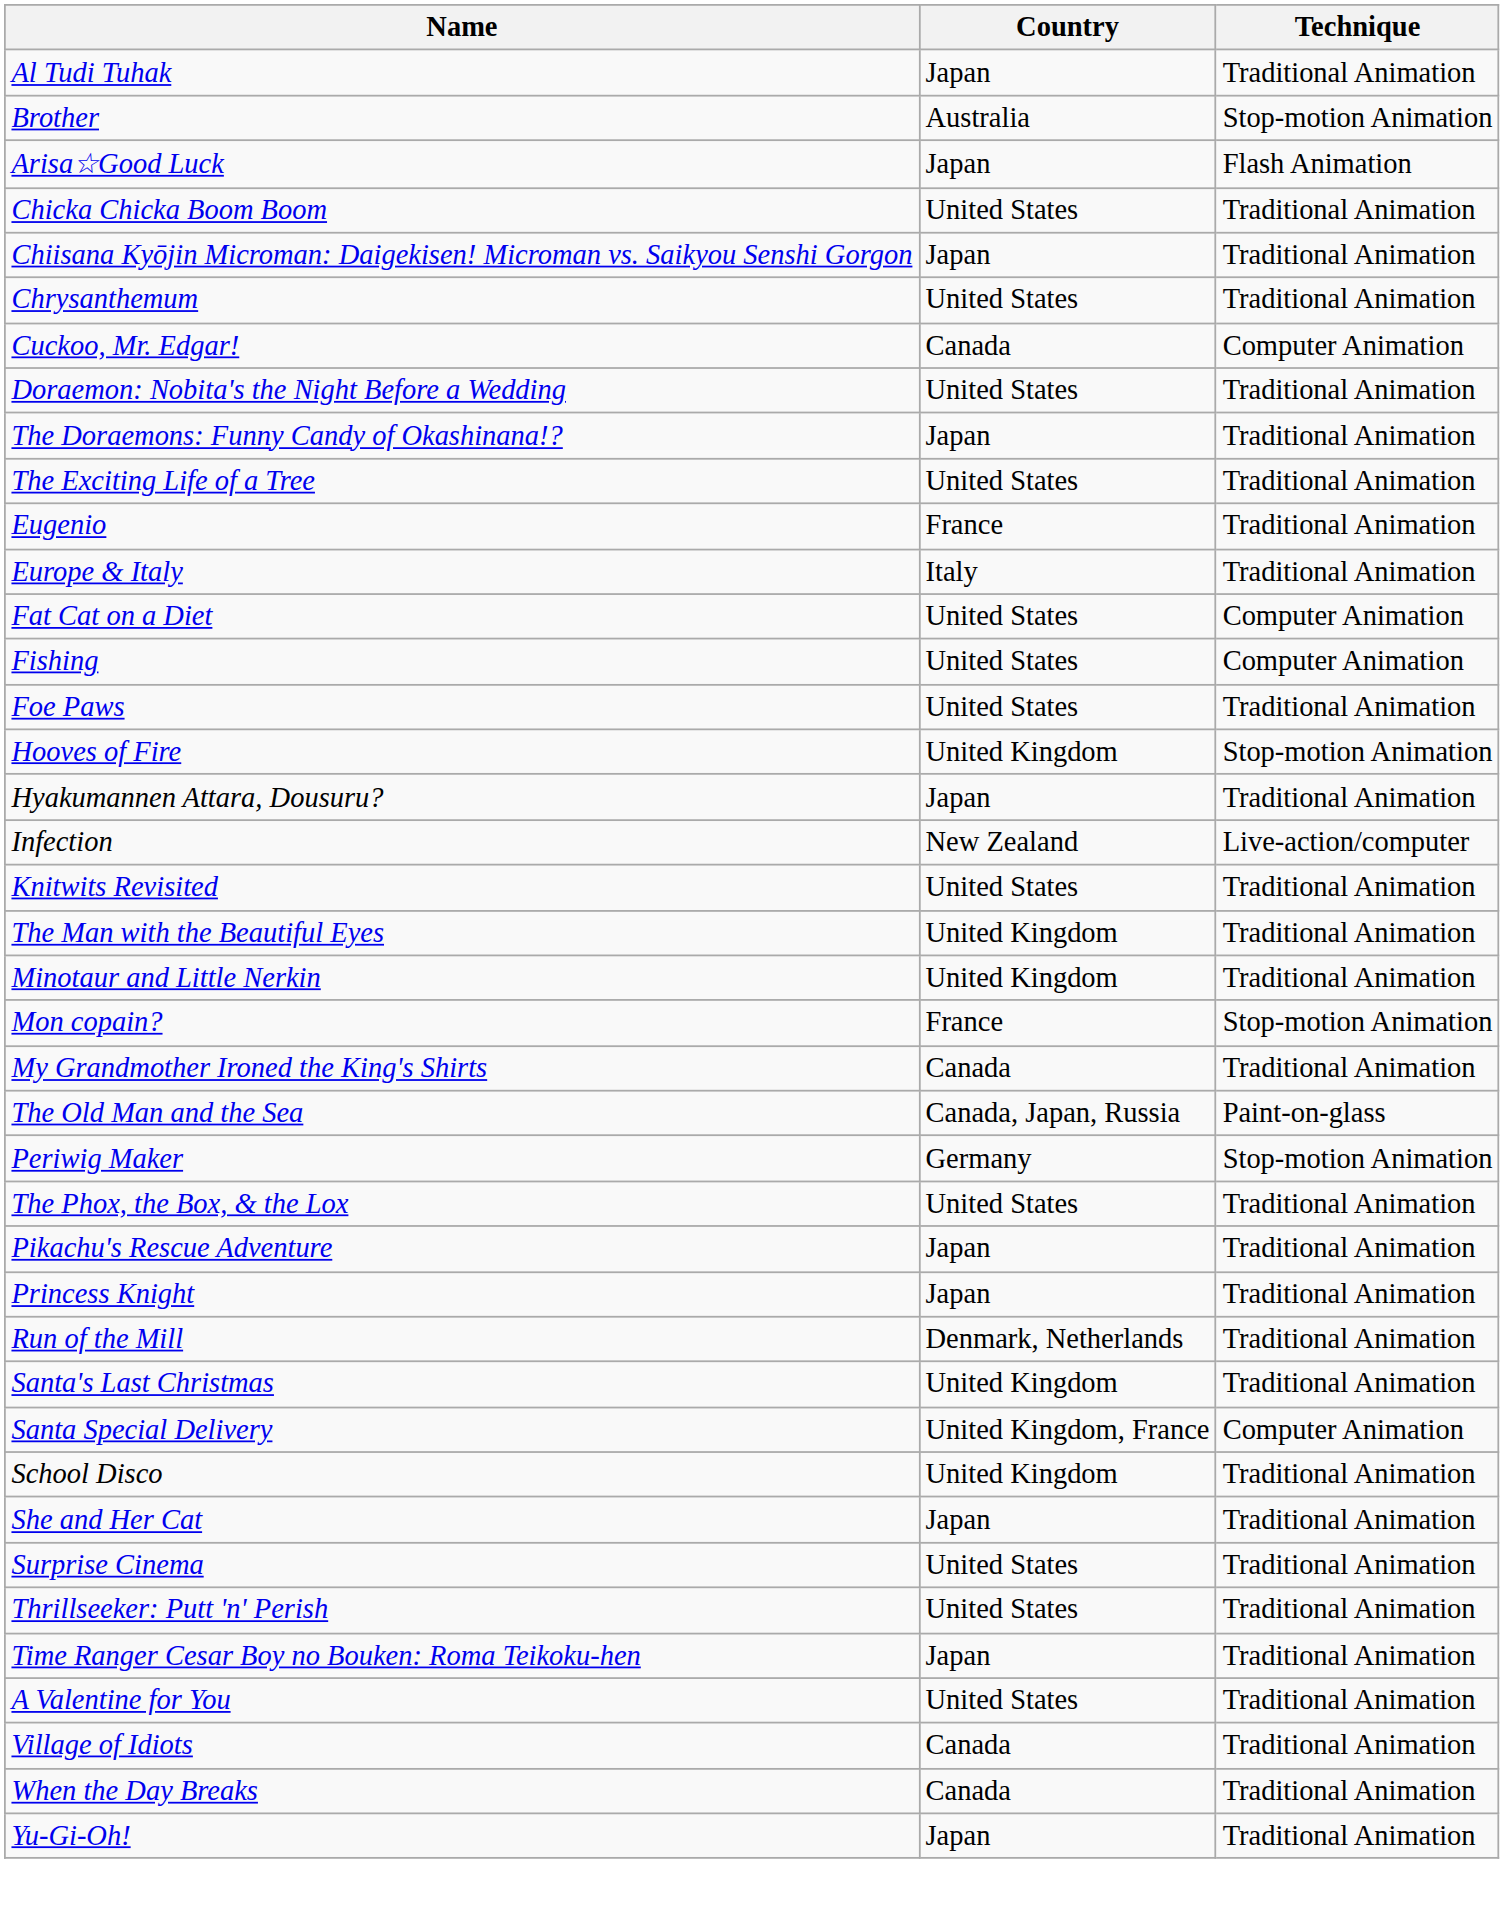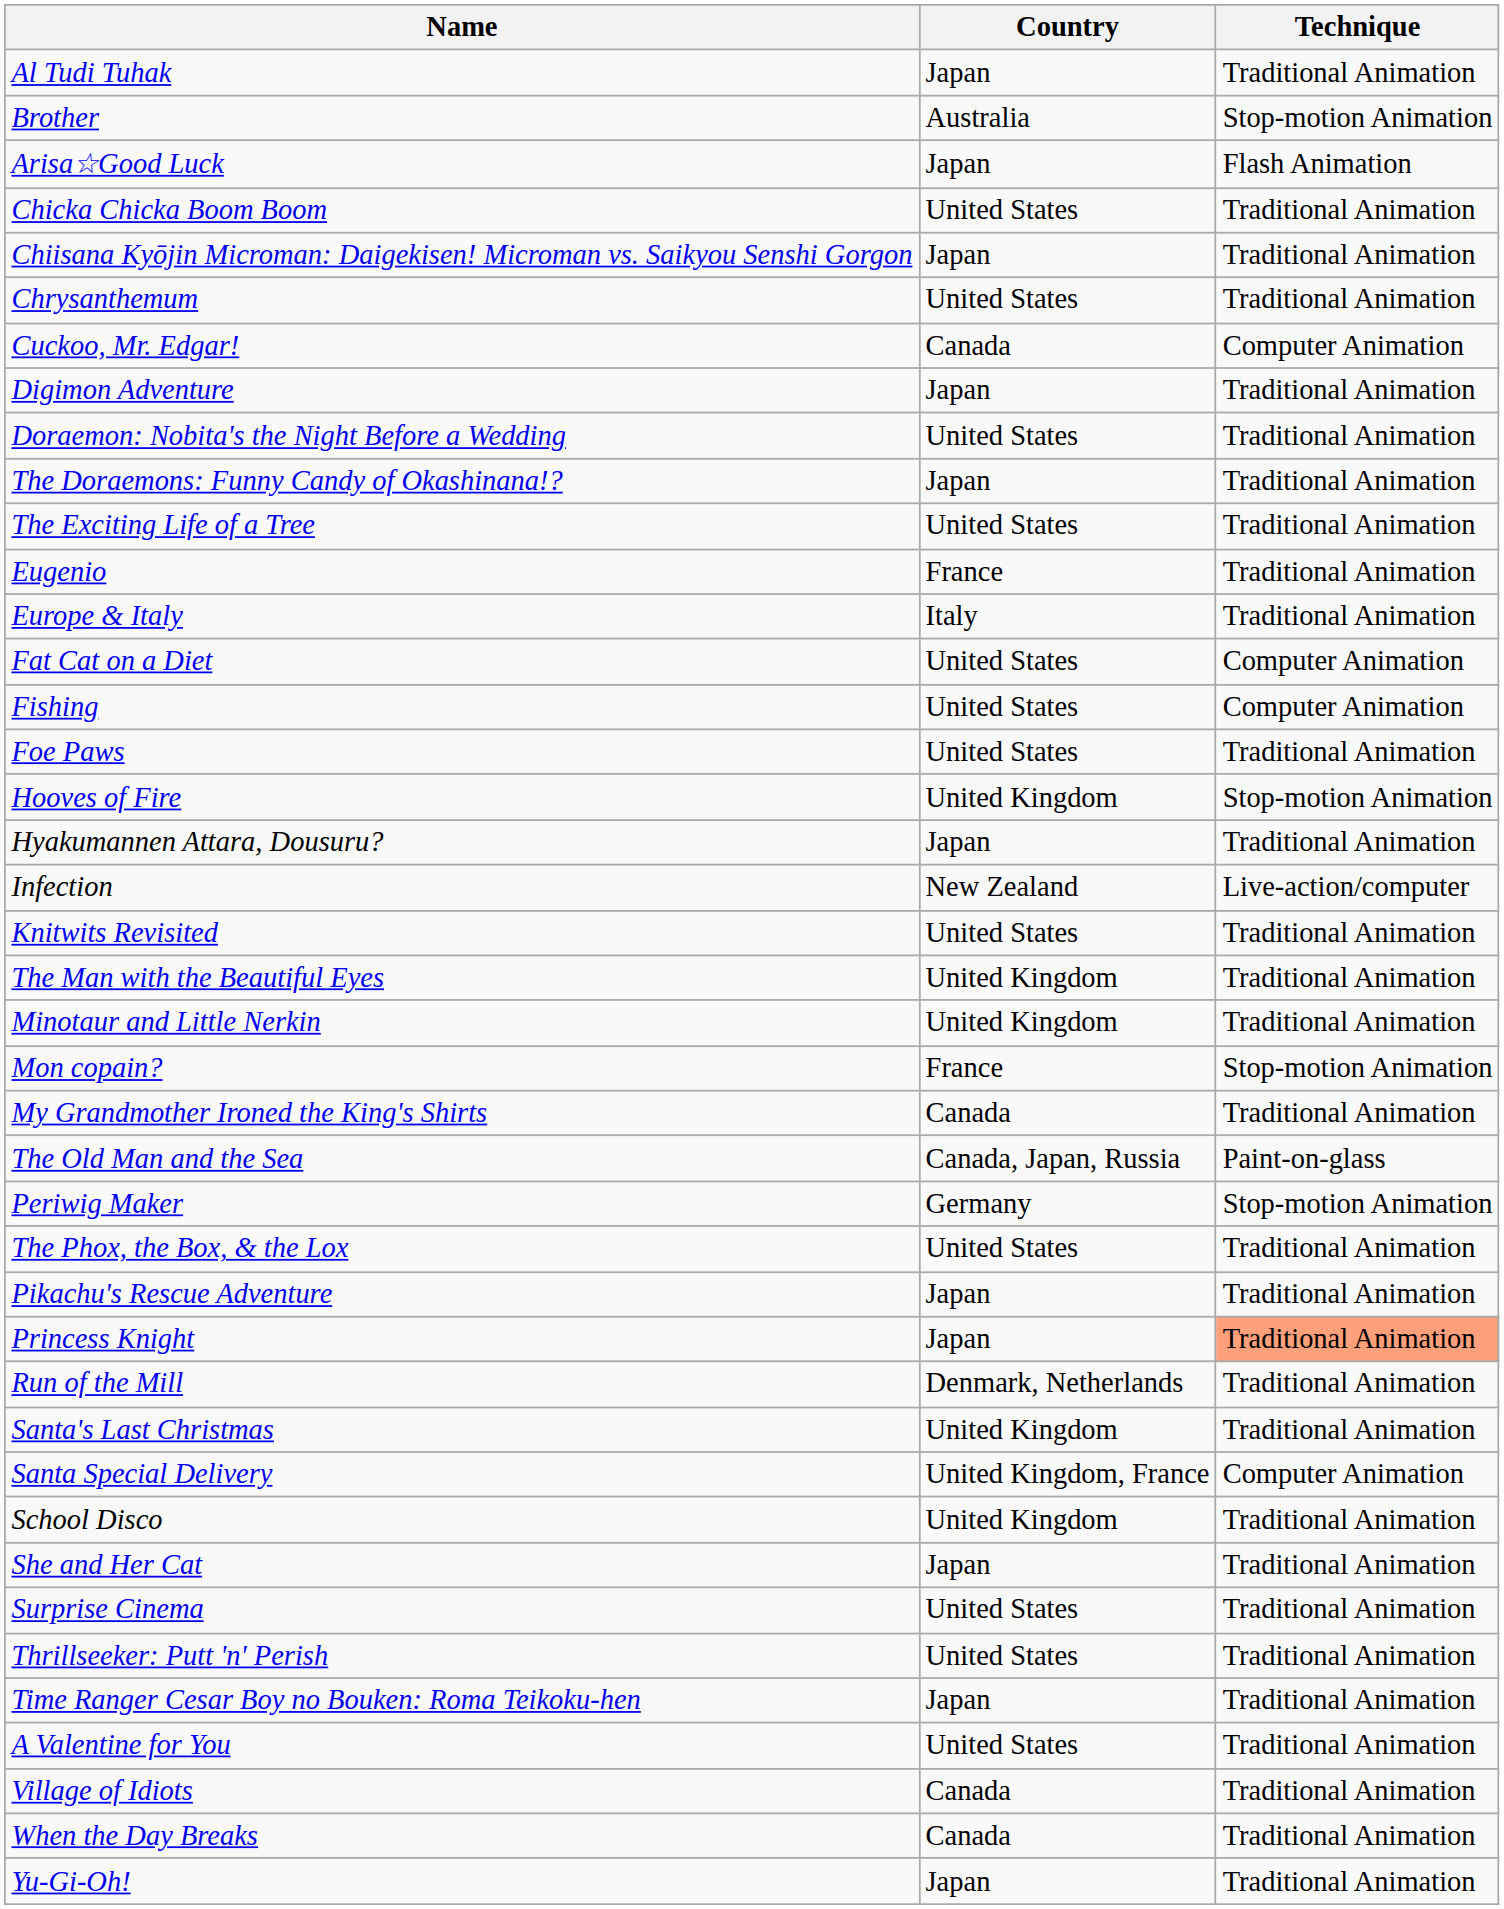+ row: (123, 390)
(1349, 1293) no background -> (1349, 1338) lightsalmon background
